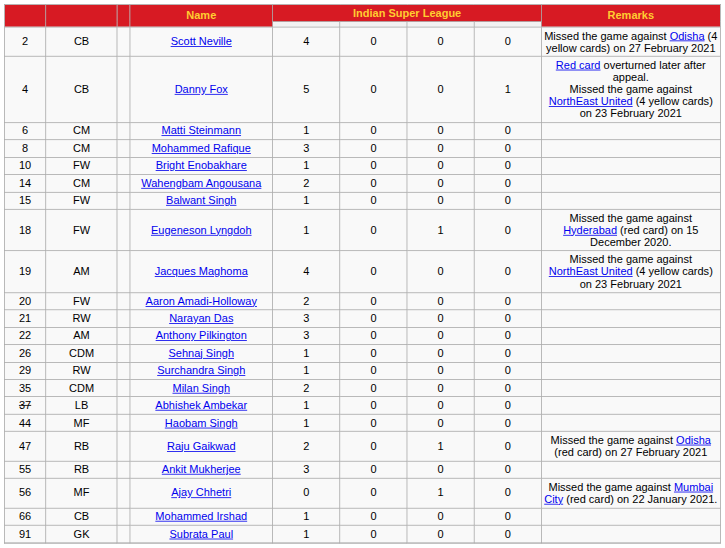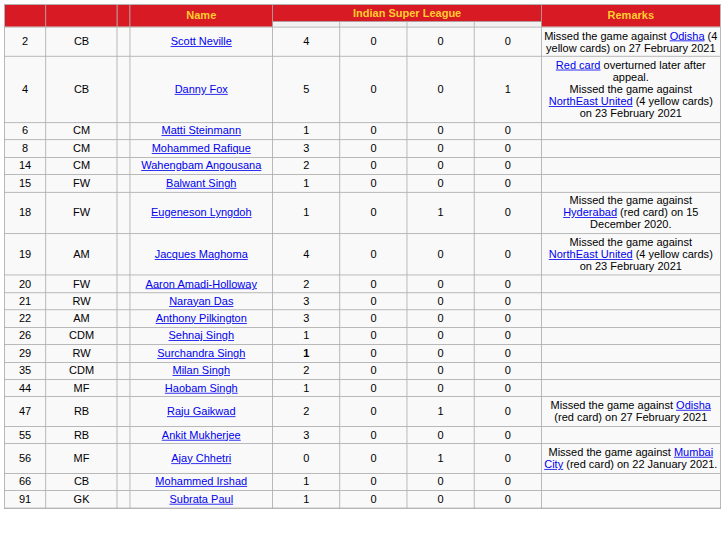- row: (201, 165)
(306, 370) normal -> (306, 353) bold
- row: (201, 405)
